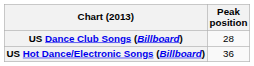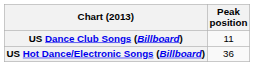(229, 38) 28 -> (229, 38) 11
